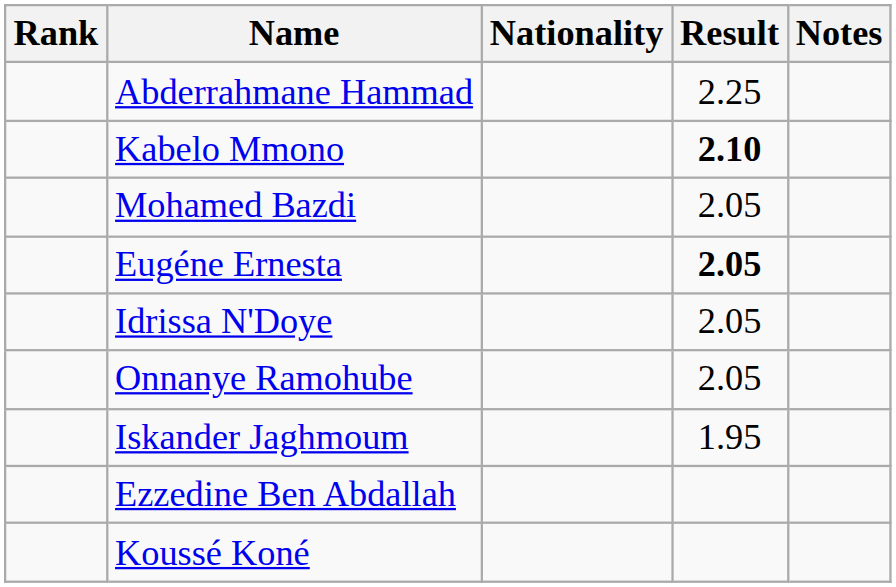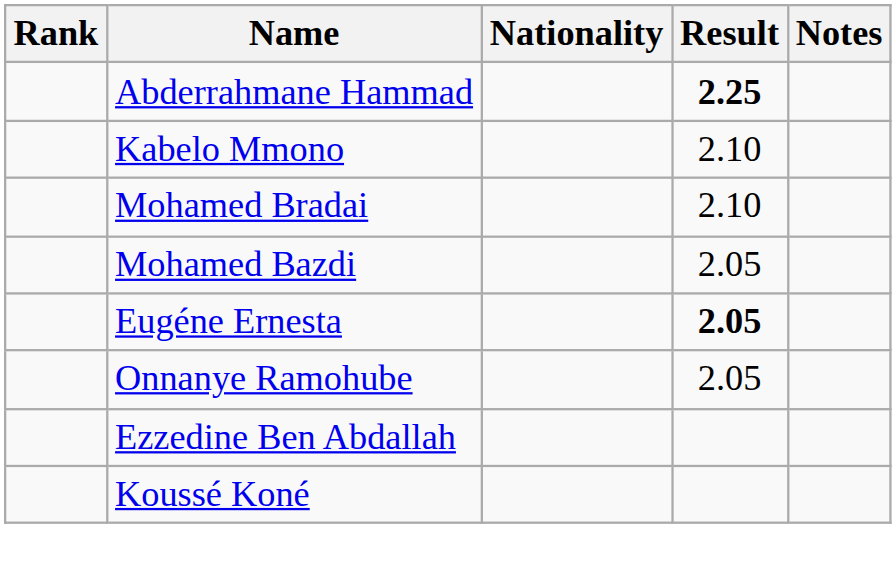(730, 90) normal -> (730, 90) bold
(730, 148) bold -> (730, 148) normal
+ row: (242, 206)
- row: (224, 321)
- row: (262, 436)
